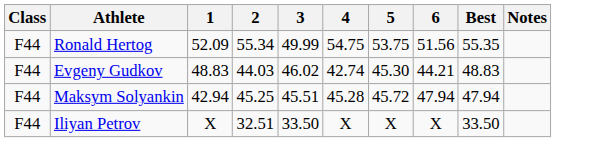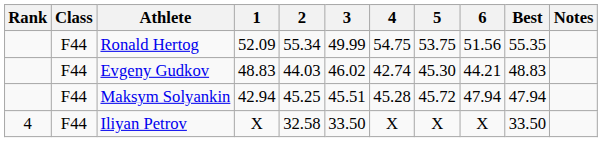+ column: (28, 17)
(255, 123) 32.51 -> (302, 123) 32.58
